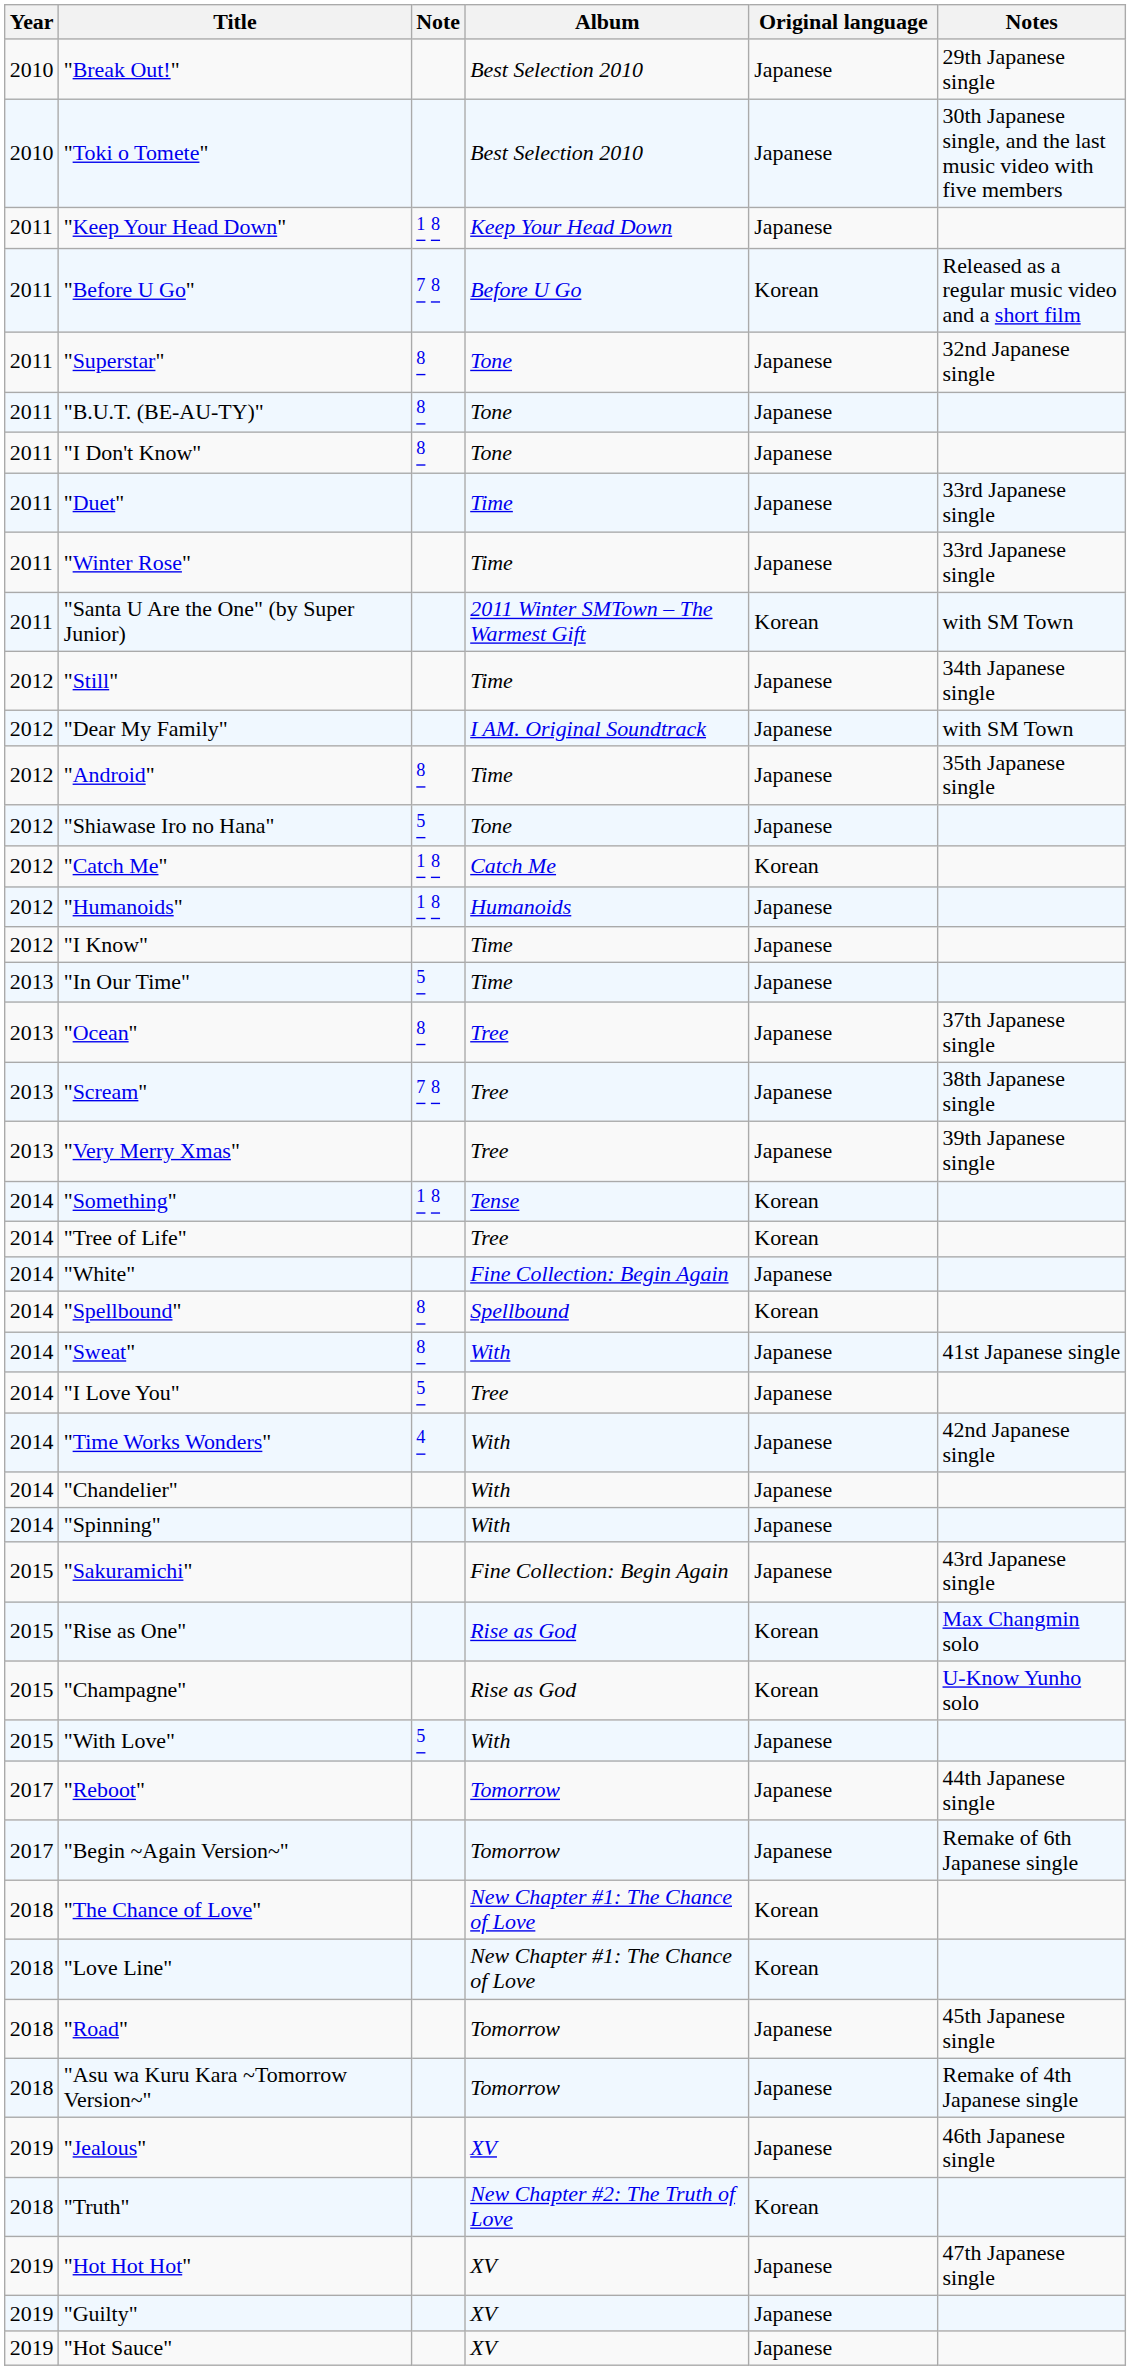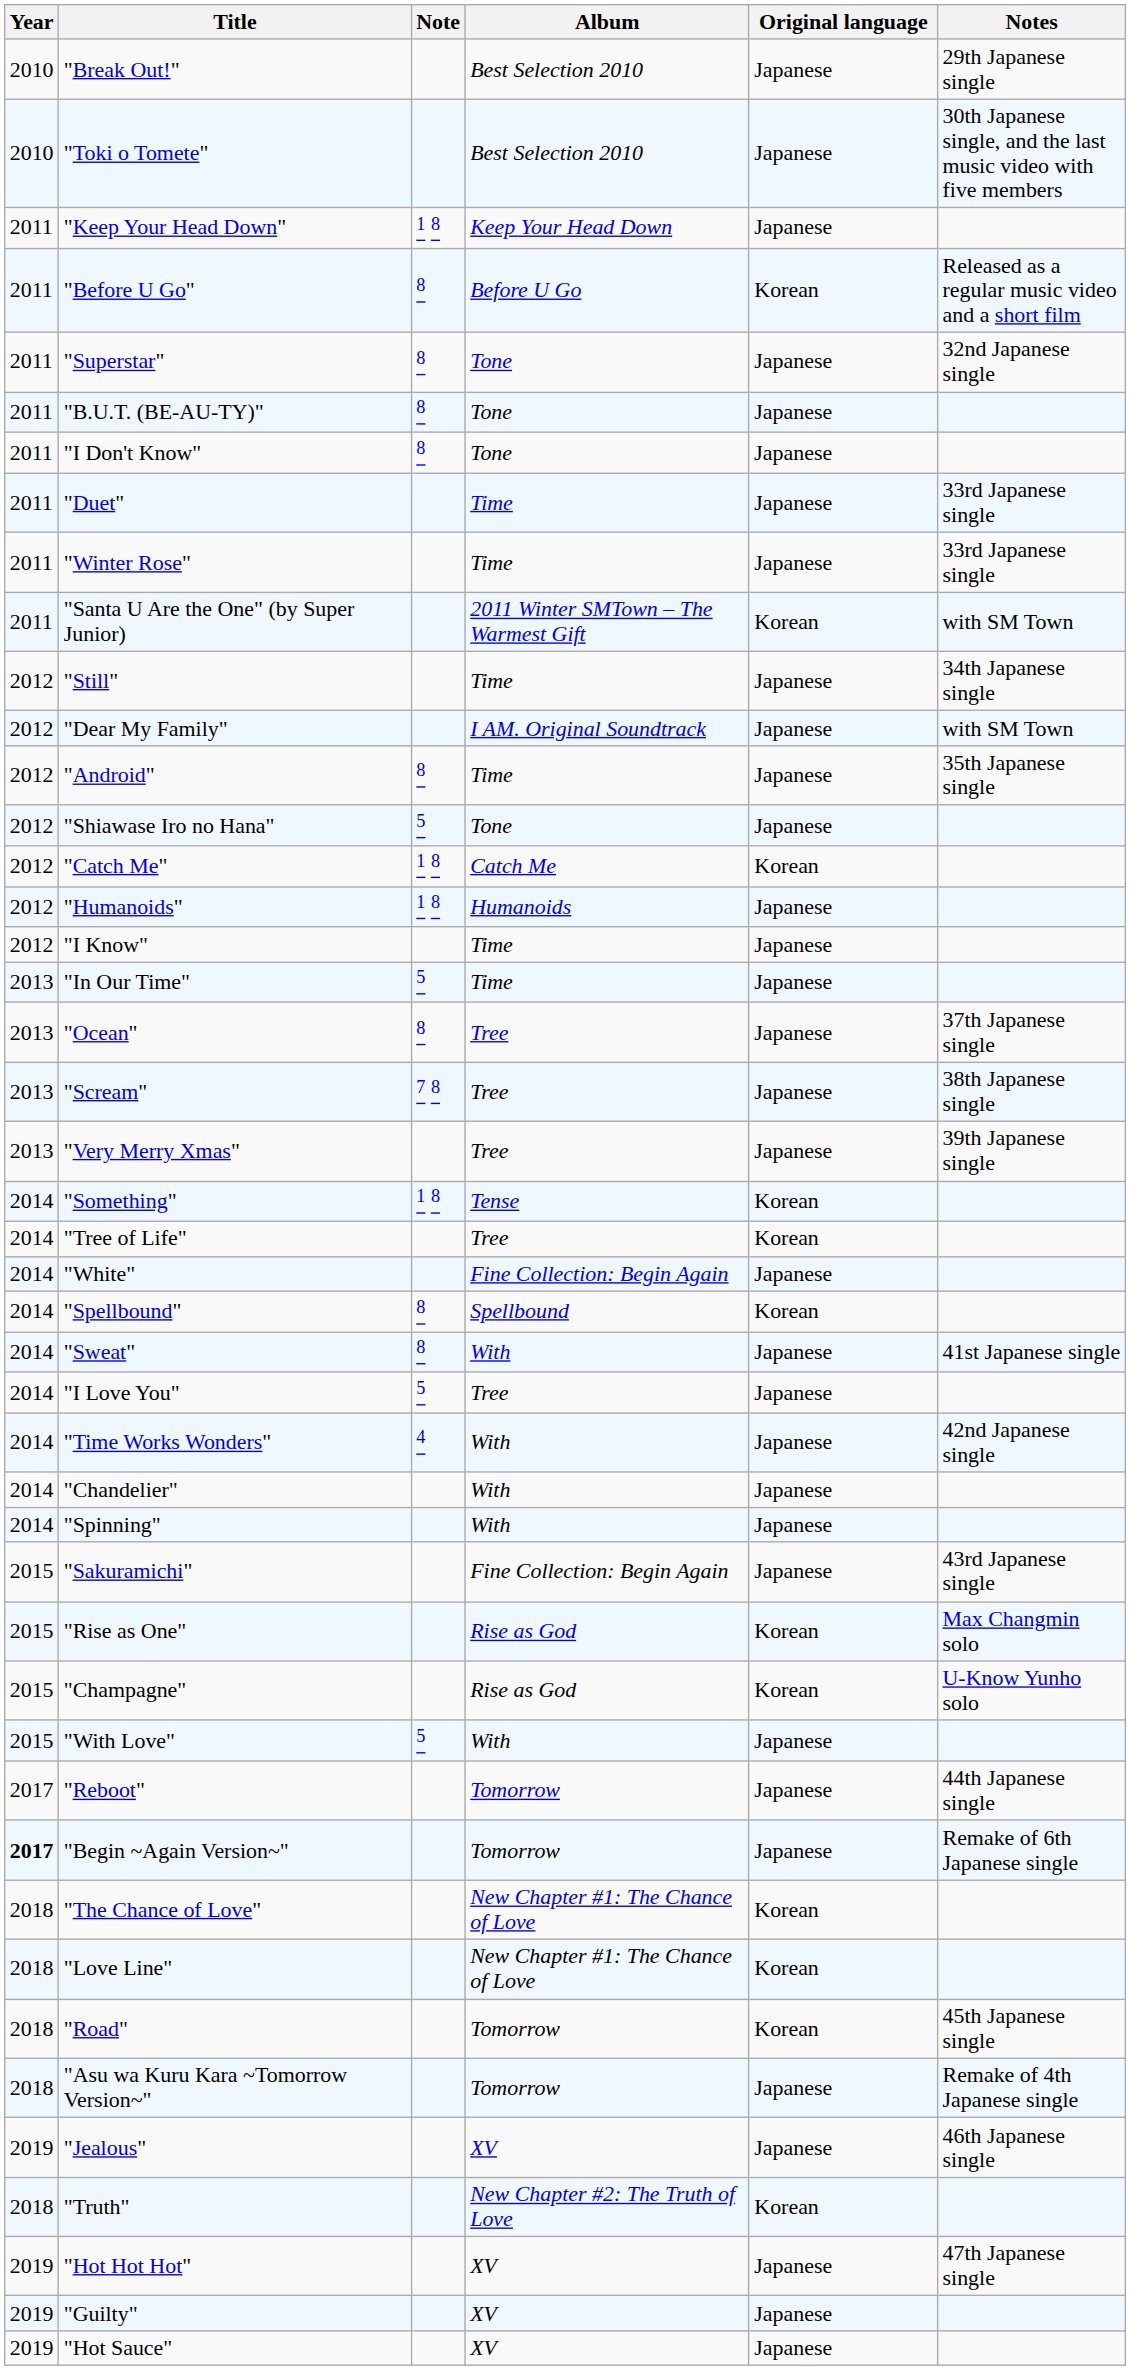(428, 290) 7 8 -> (421, 290) 8
(32, 1850) normal -> (32, 1850) bold
(793, 2028) Japanese -> (787, 2028) Korean
